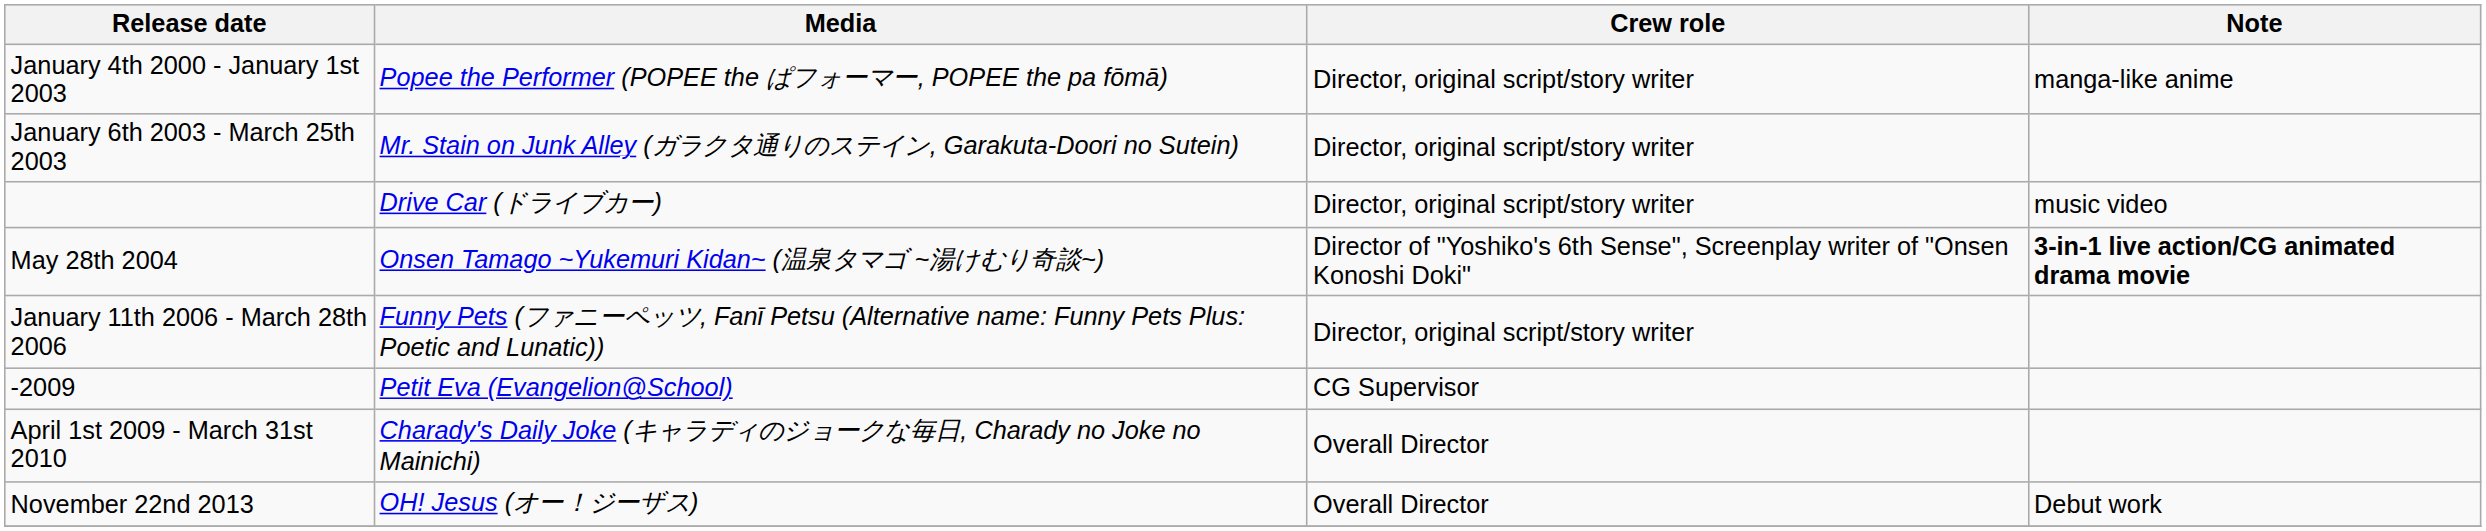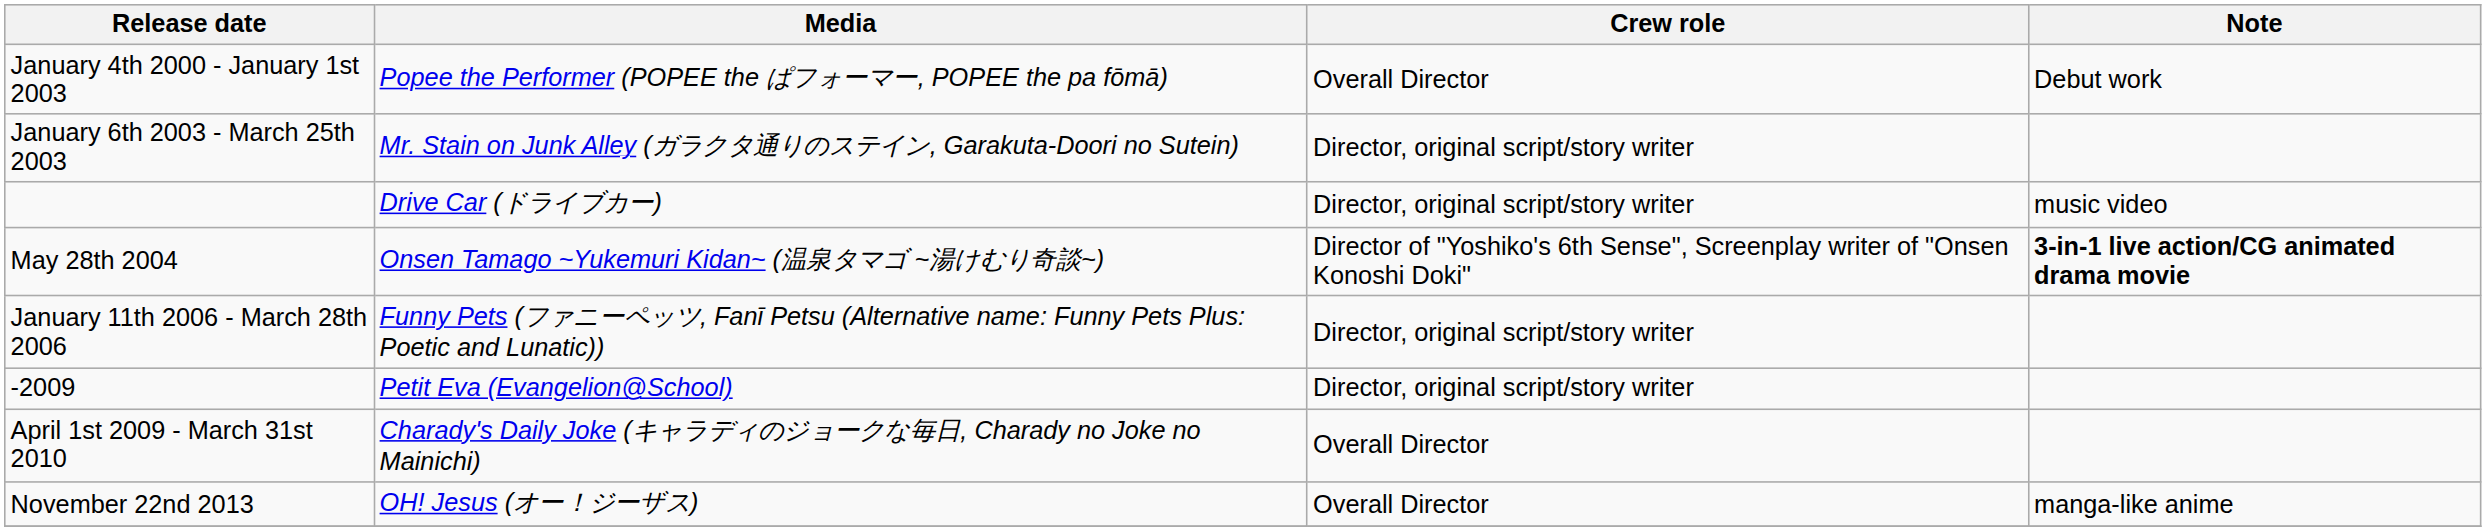(1503, 78) Director, original script/story writer -> (1401, 78) Overall Director
(2134, 78) manga-like anime -> (2098, 78) Debut work
(1396, 388) CG Supervisor -> (1503, 388) Director, original script/story writer
(2098, 504) Debut work -> (2134, 504) manga-like anime
